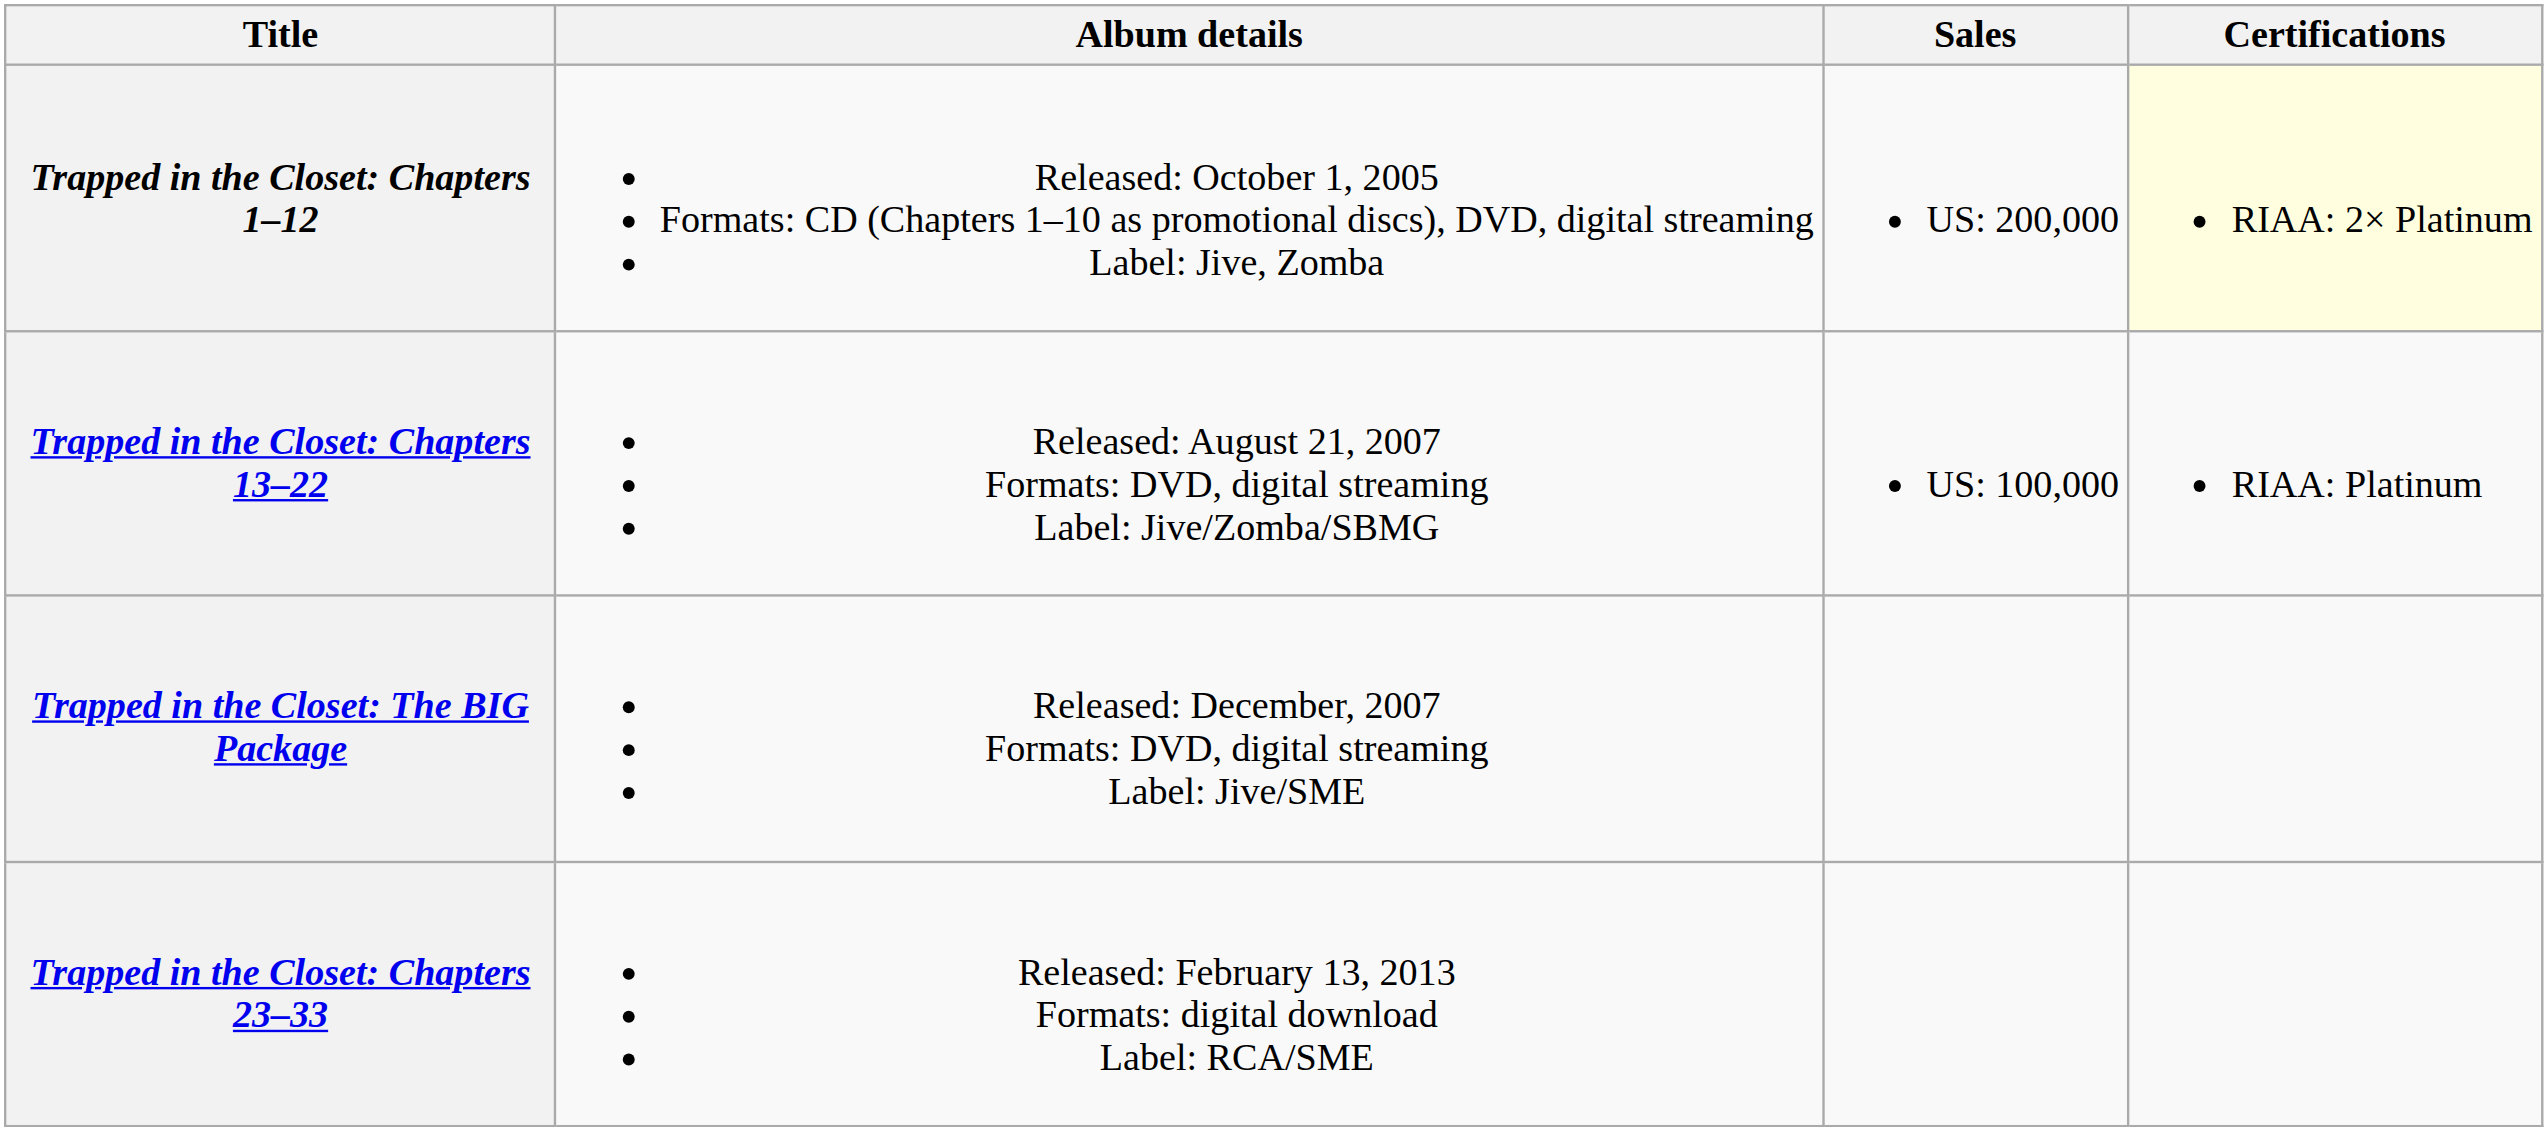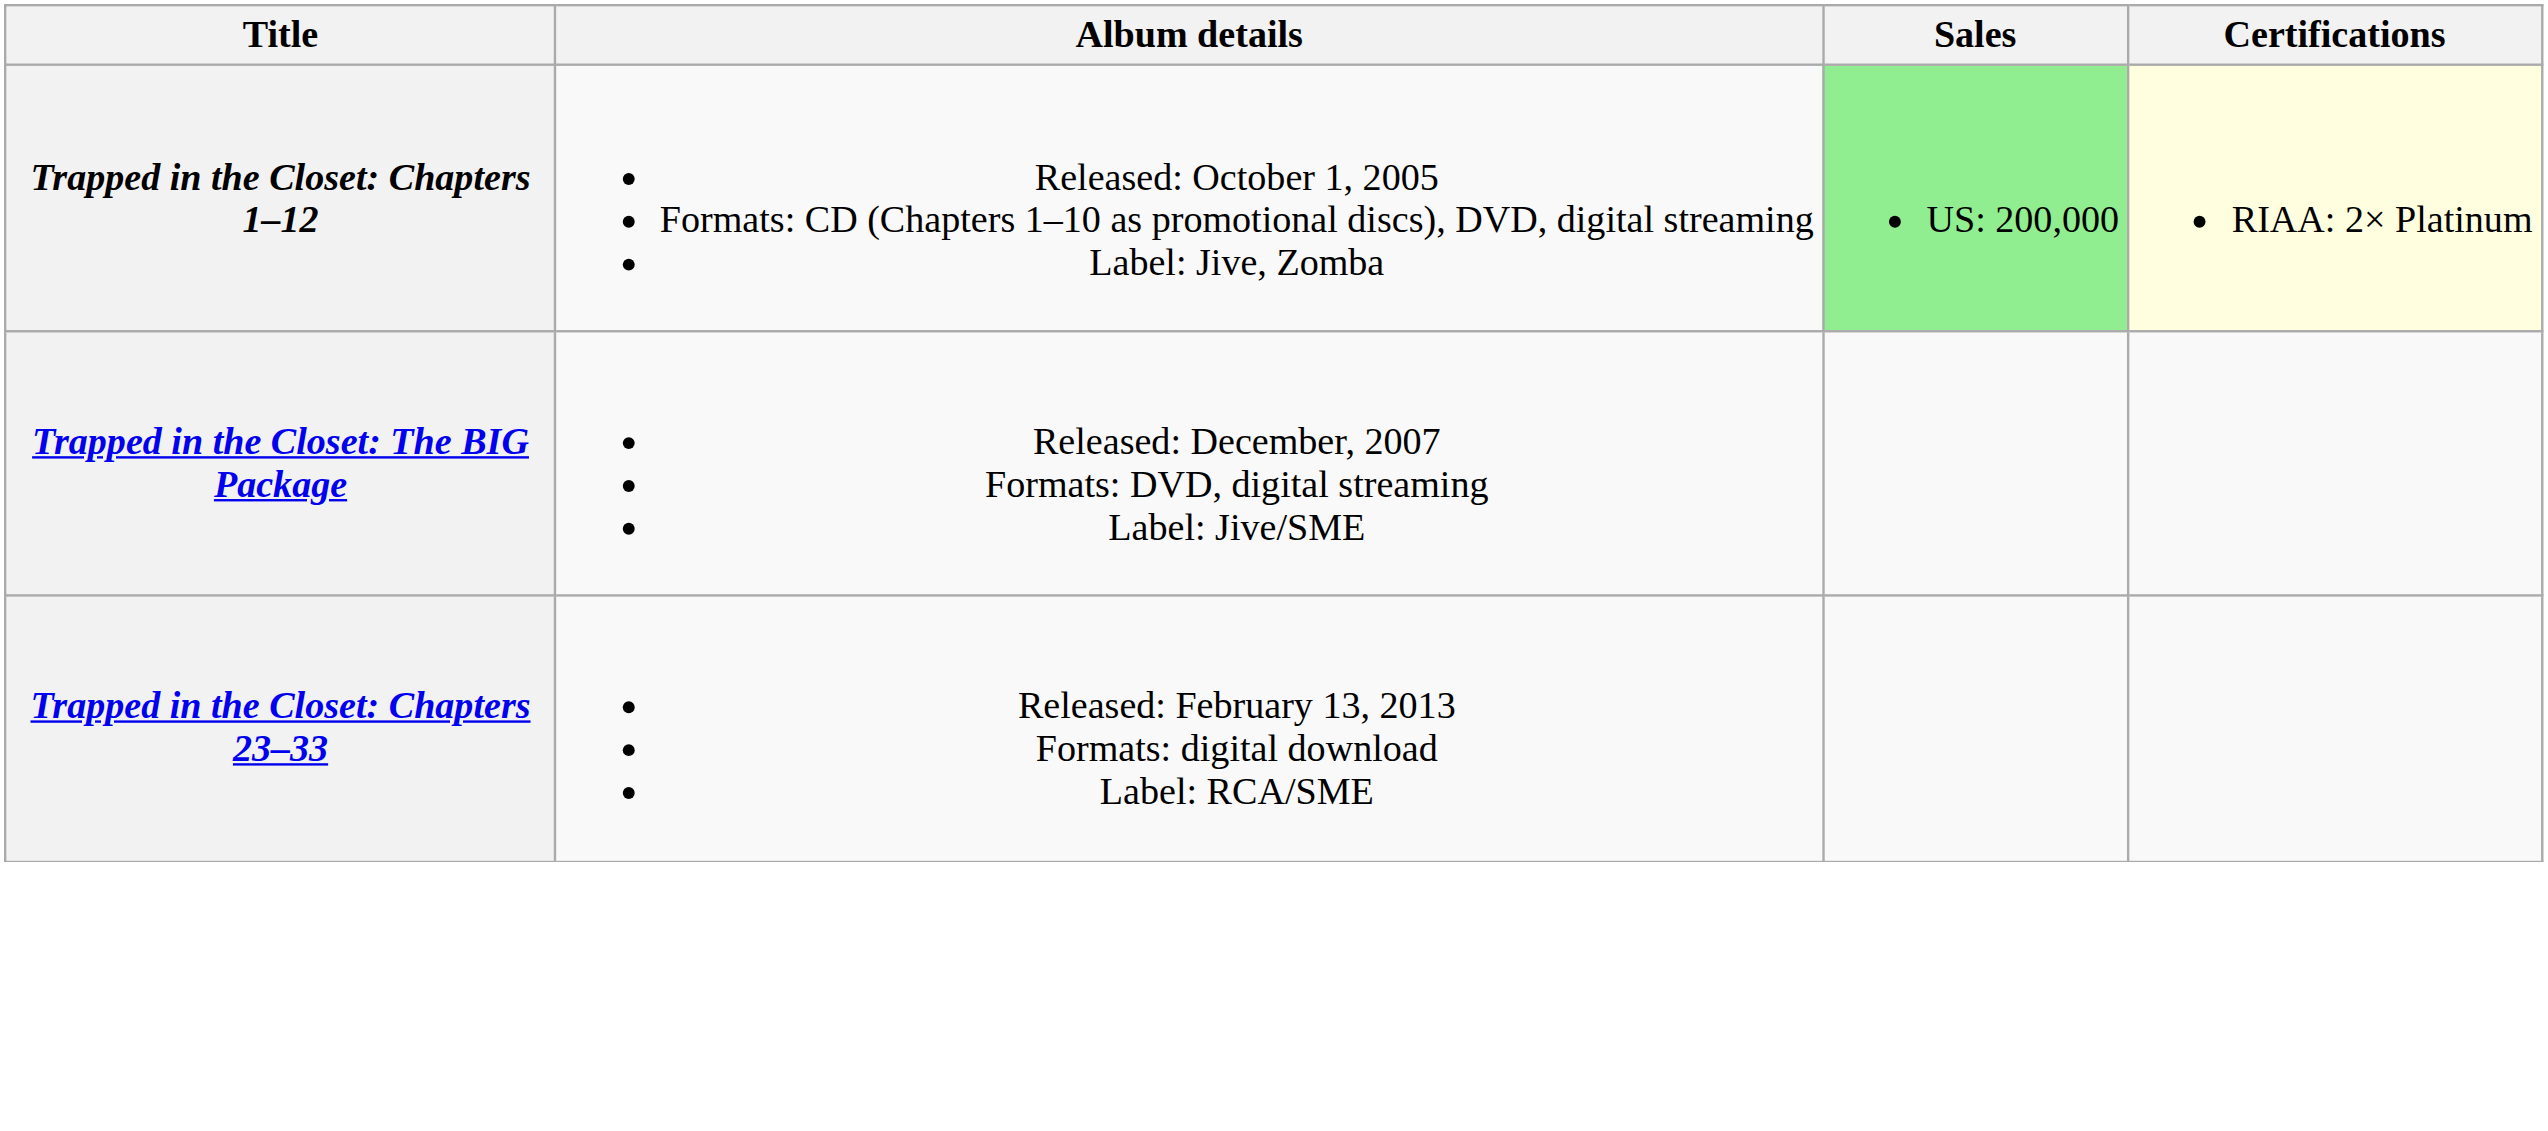(1975, 220) no background -> (1975, 220) lightgreen background
- row: (281, 462)
